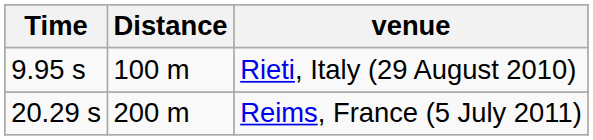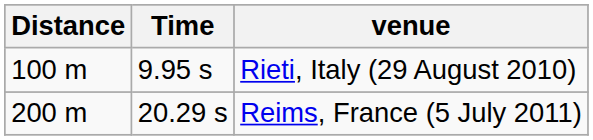columns swapped: (171, 26) <-> (56, 26)
